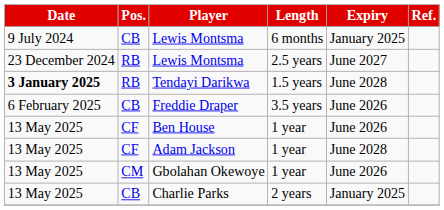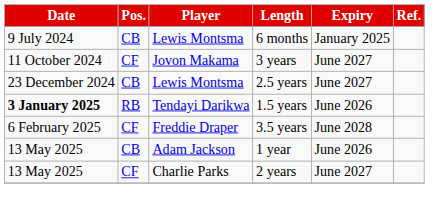+ row: (196, 60)
(131, 60) RB -> (131, 82) CB
(358, 82) June 2028 -> (343, 104) June 2026
(131, 104) CB -> (130, 127) CF
(358, 104) June 2026 -> (343, 127) June 2028
- row: (184, 127)
(130, 149) CF -> (131, 149) CB
(358, 149) June 2028 -> (343, 149) June 2026
- row: (209, 171)
(131, 194) CB -> (130, 171) CF
(367, 194) January 2025 -> (343, 171) June 2027
